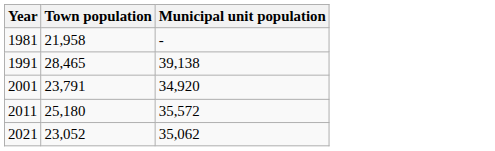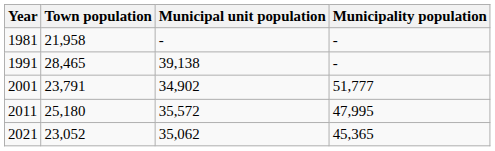+ column: (410, 16)
(179, 87) 34,920 -> (179, 87) 34,902
